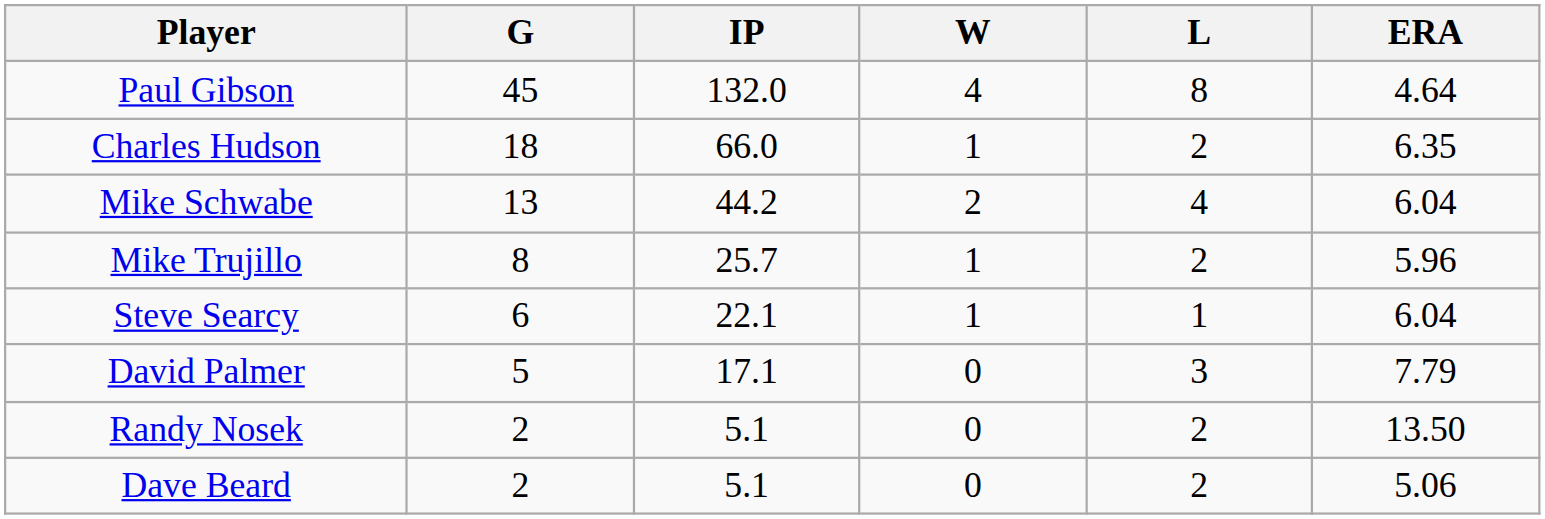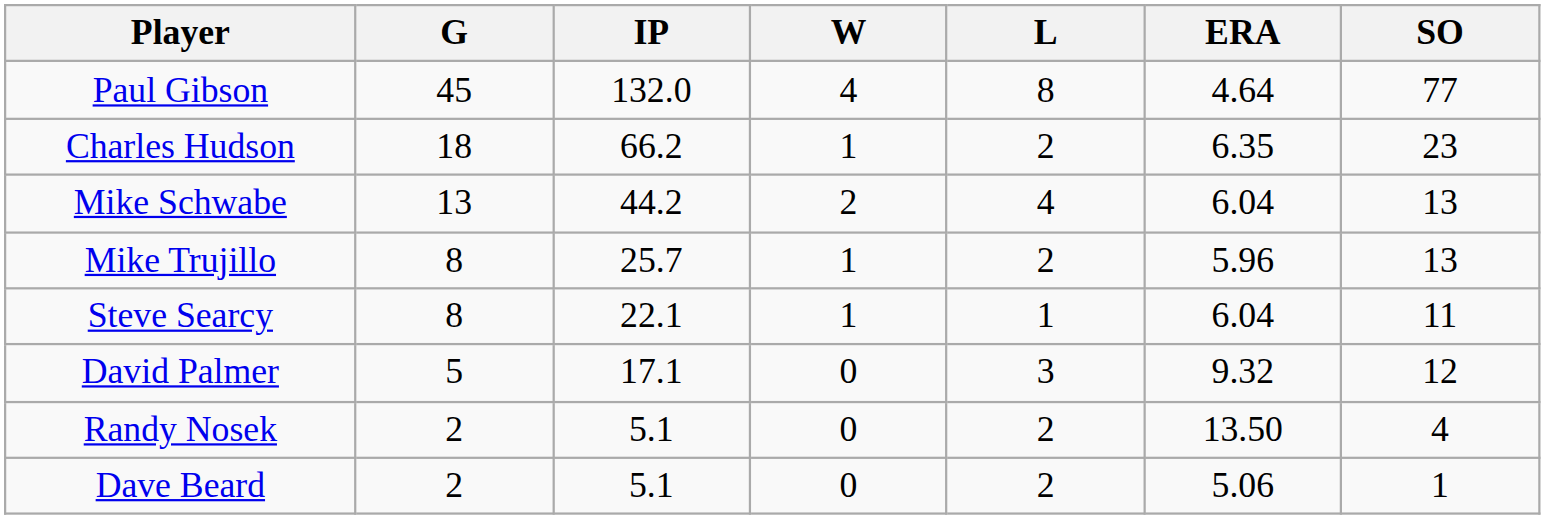+ column: (1440, 32)
(747, 145) 66.0 -> (651, 145) 66.2
(520, 315) 6 -> (454, 315) 8
(1425, 372) 7.79 -> (1243, 372) 9.32
